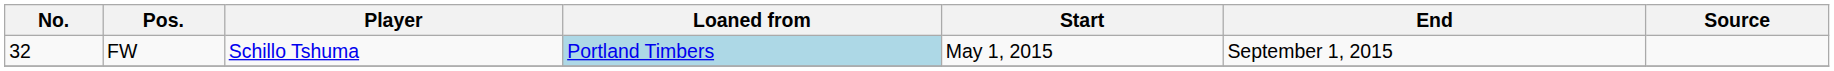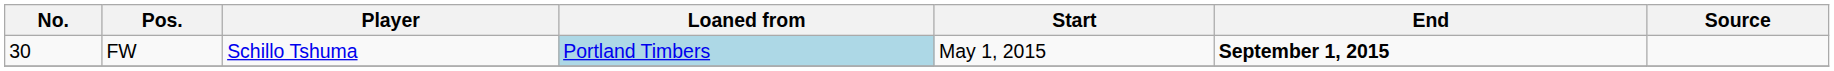(20, 51) 32 -> (20, 51) 30
(1310, 51) normal -> (1304, 51) bold
